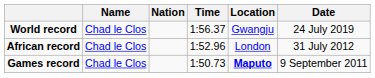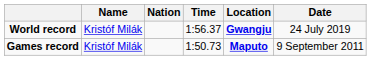(116, 30) Chad le Clos -> (113, 30) Kristóf Milák
(253, 30) normal -> (249, 30) bold
- row: (43, 47)
(116, 64) Chad le Clos -> (113, 47) Kristóf Milák
